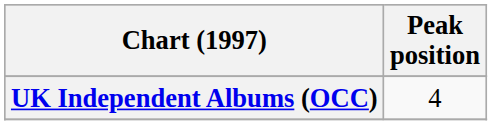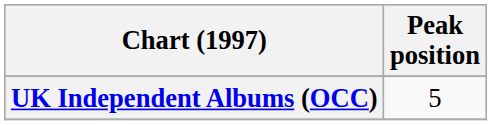(435, 97) 4 -> (435, 97) 5
